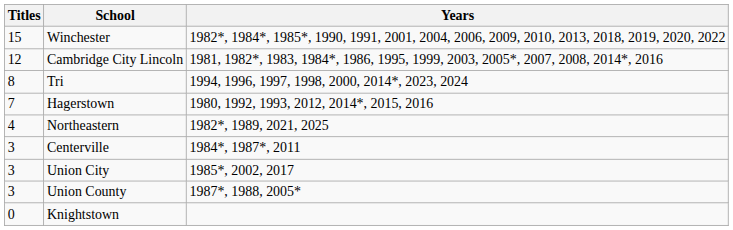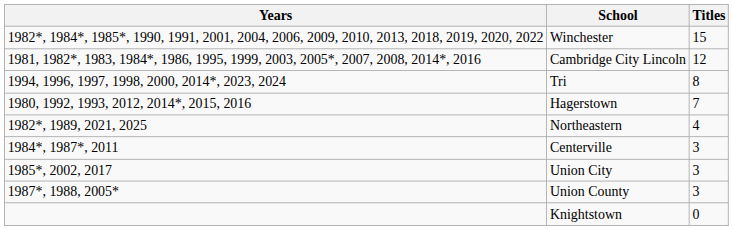columns swapped: (24, 15) <-> (458, 15)
